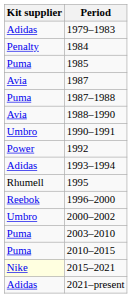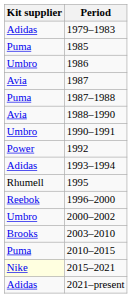- row: (78, 47)
+ row: (78, 64)
(19, 234) Puma -> (22, 234) Brooks
